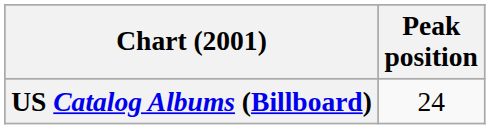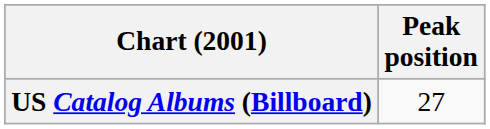(431, 100) 24 -> (431, 100) 27
